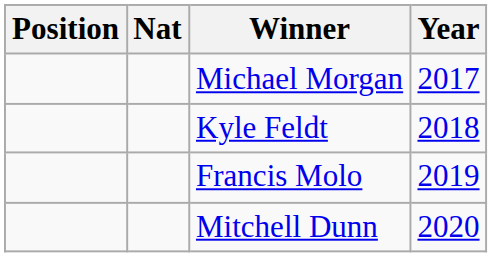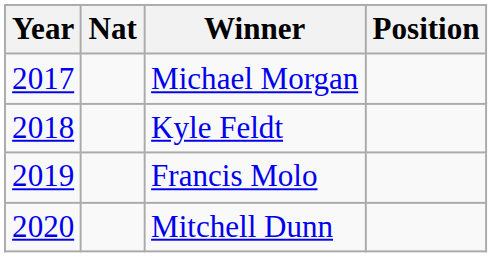columns swapped: (448, 29) <-> (66, 29)
